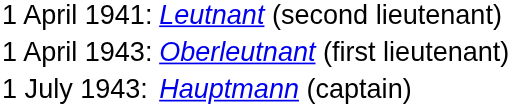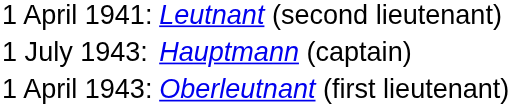rows swapped: (77, 52) <-> (75, 89)
